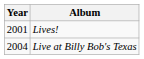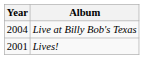rows swapped: (46, 29) <-> (85, 46)
